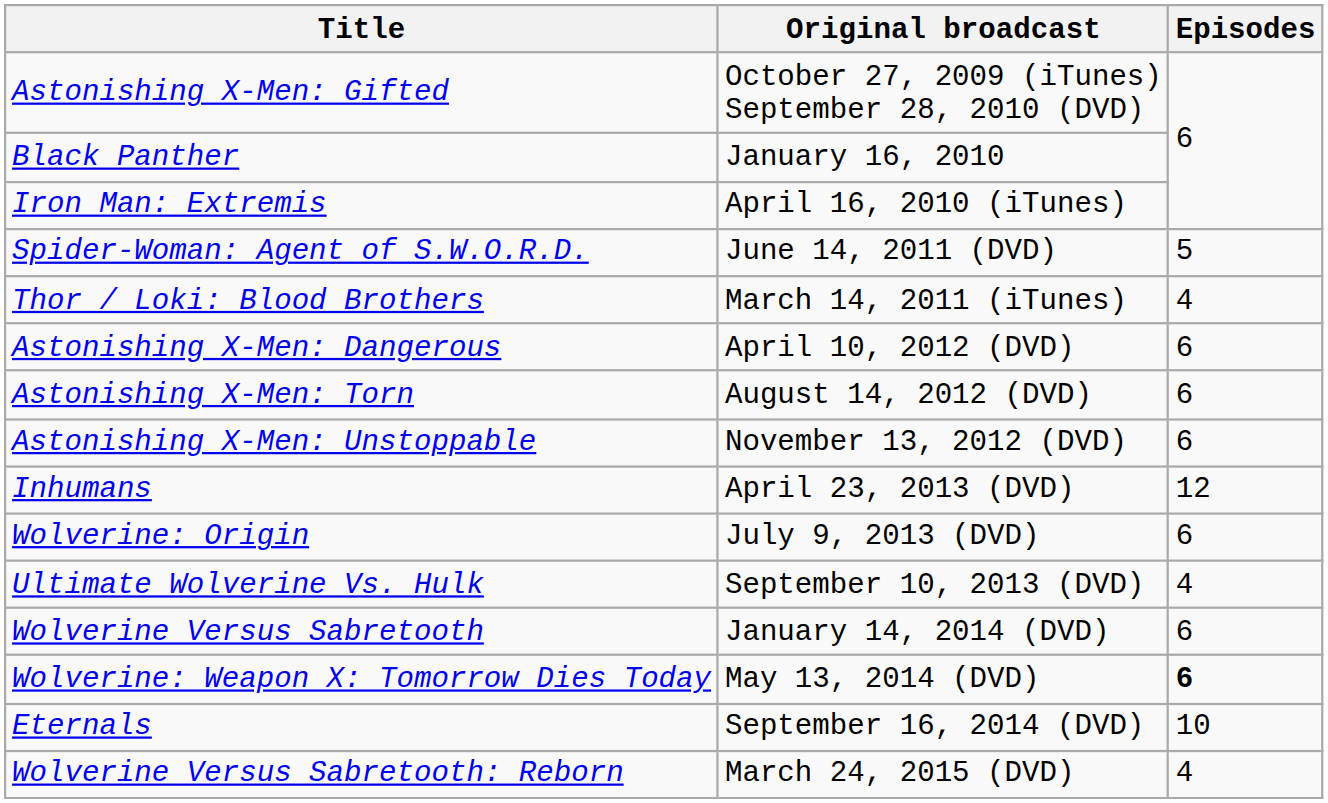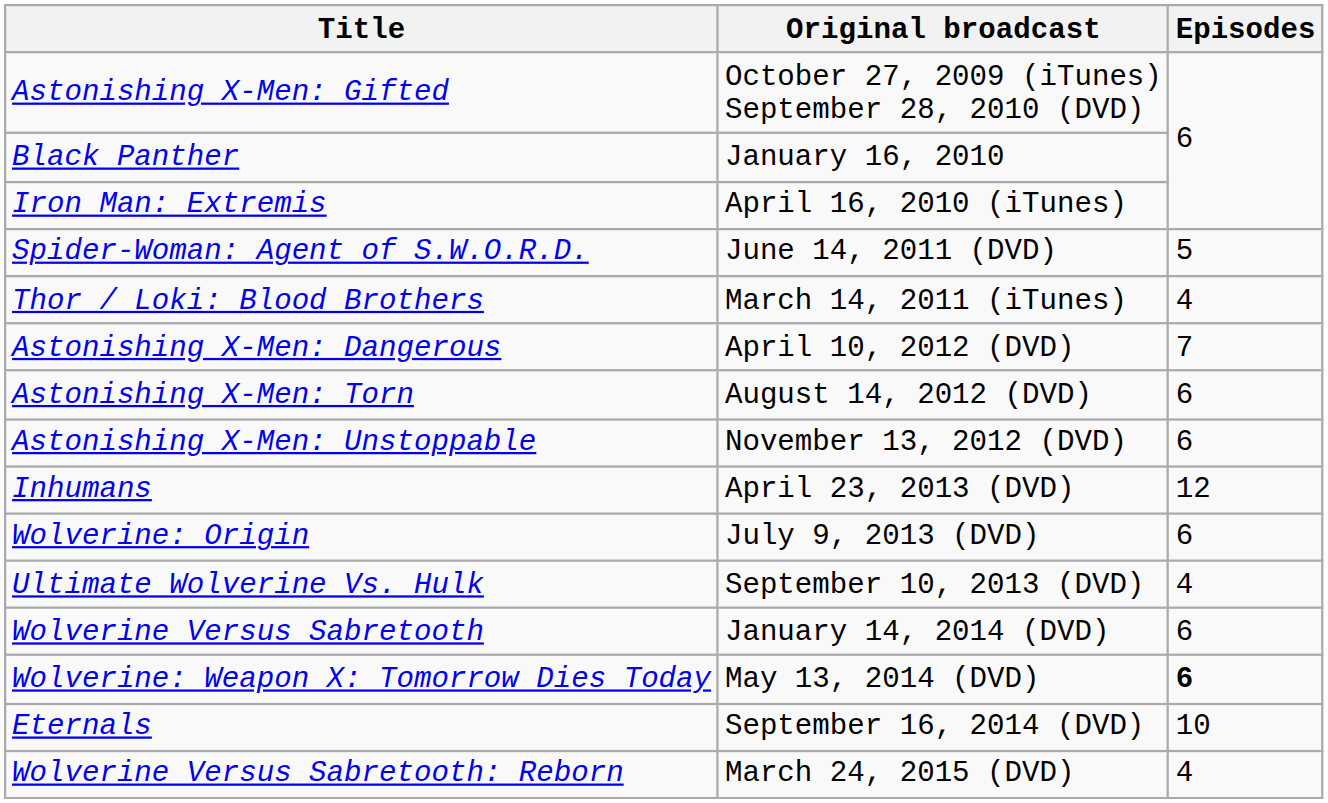(1184, 347) 6 -> (1184, 347) 7
